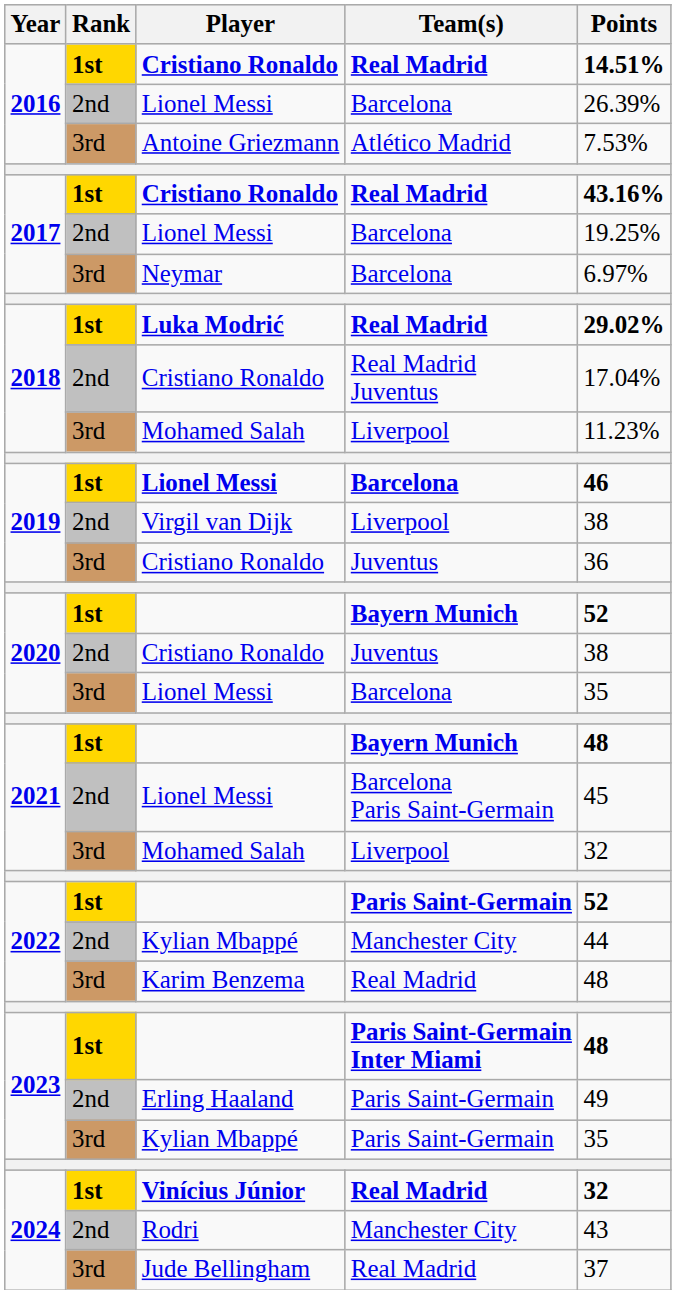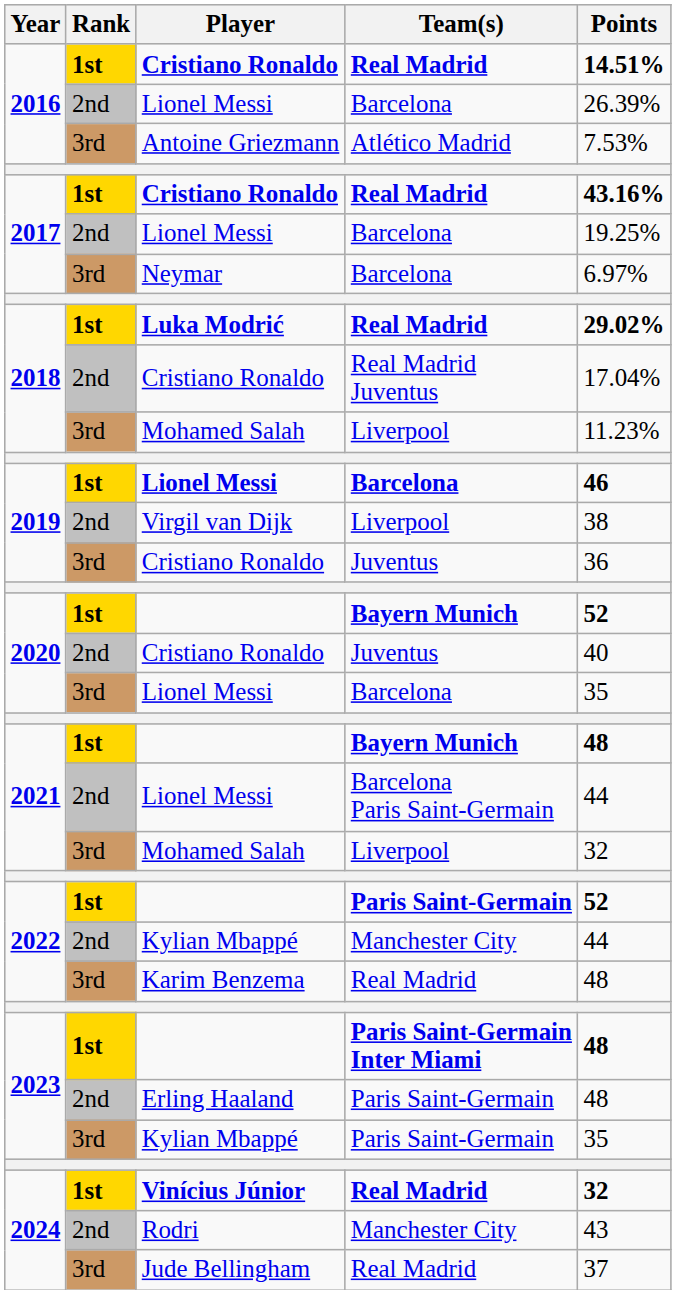(596, 652) 38 -> (596, 652) 40
(596, 796) 45 -> (596, 796) 44
(596, 1099) 49 -> (596, 1099) 48
